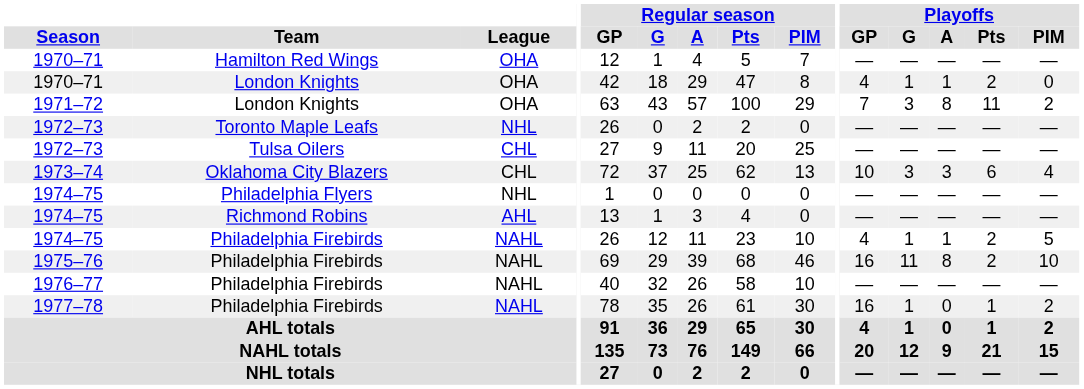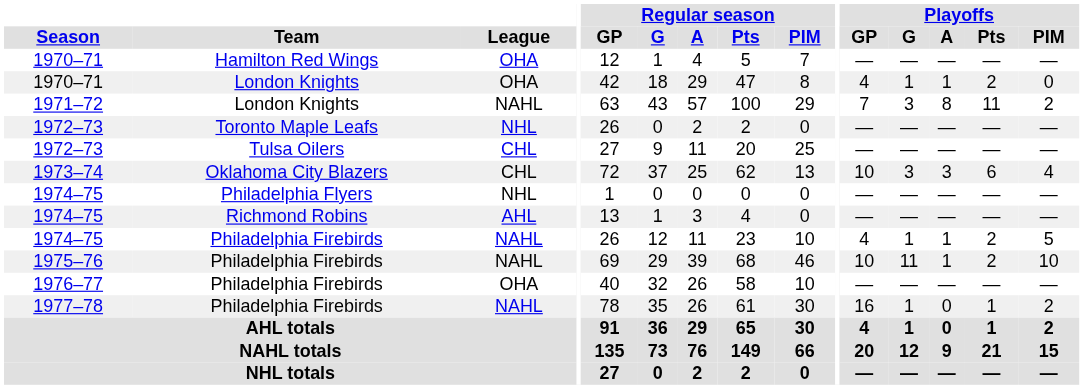(519, 104) OHA -> (519, 104) NAHL
(864, 261) 16 -> (864, 261) 10
(947, 261) 8 -> (947, 261) 1
(519, 283) NAHL -> (519, 283) OHA
